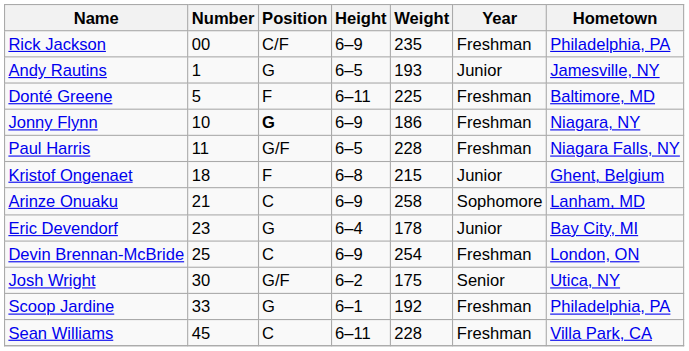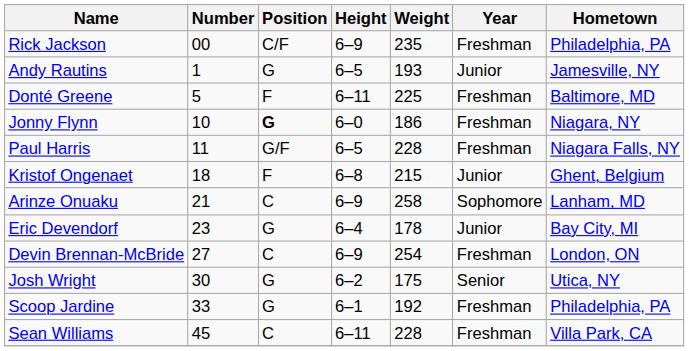(349, 123) 6–9 -> (349, 123) 6–0
(201, 254) 25 -> (201, 254) 27
(276, 280) G/F -> (269, 280) G
